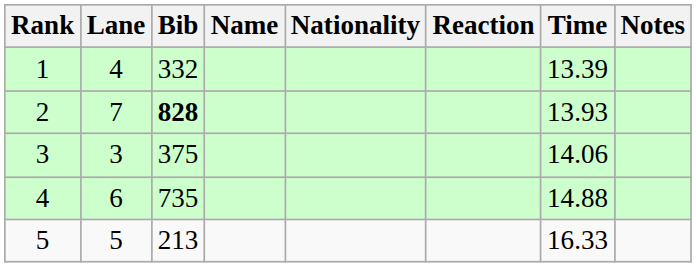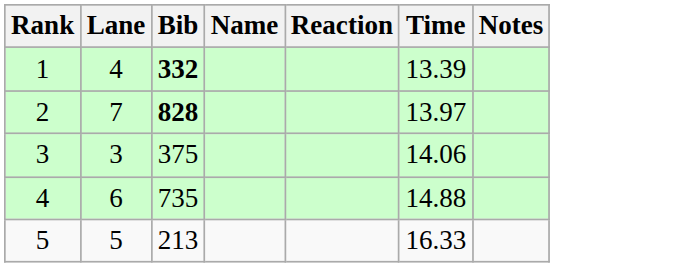- column: (355, 25)
(178, 68) normal -> (178, 68) bold
(578, 111) 13.93 -> (436, 111) 13.97
